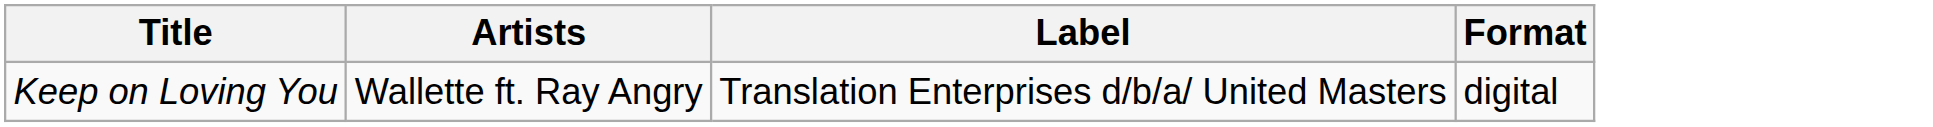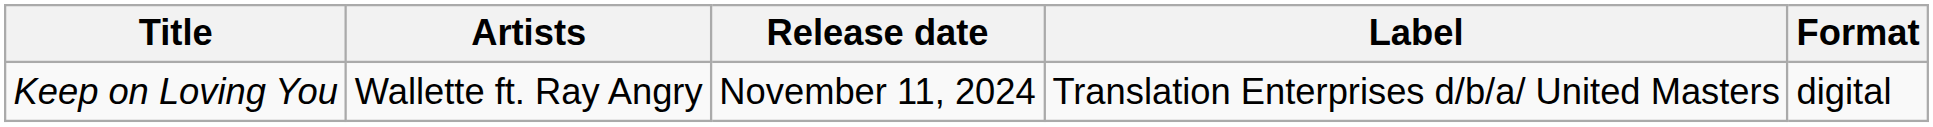+ column: (878, 33)
